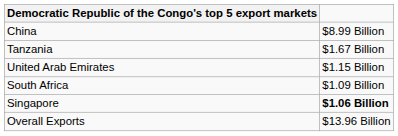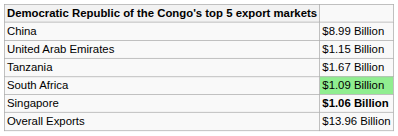rows swapped: (30, 49) <-> (61, 67)
(353, 85) no background -> (353, 85) lightgreen background
